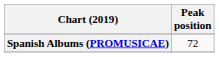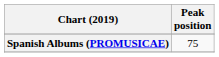(193, 43) 72 -> (193, 43) 75
